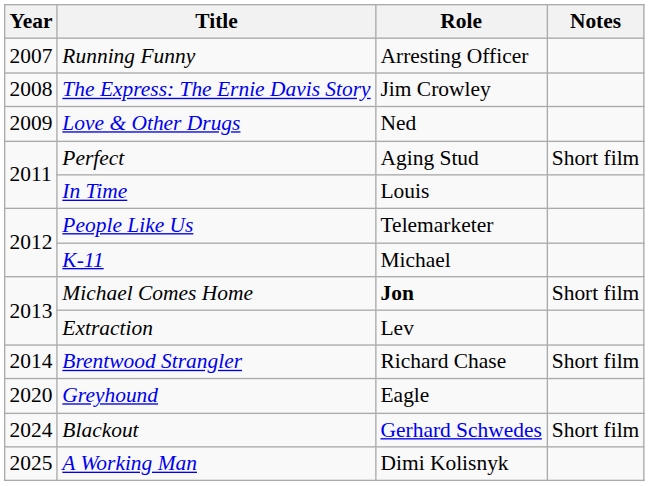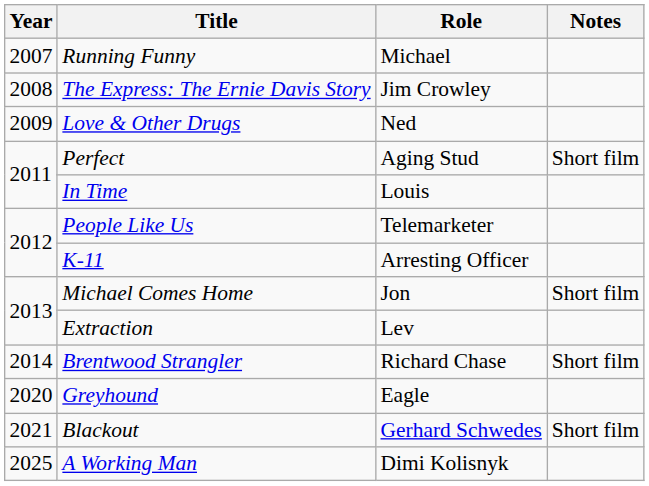(454, 55) Arresting Officer -> (416, 55) Michael
(416, 259) Michael -> (454, 259) Arresting Officer
(397, 293) bold -> (395, 293) normal
(31, 429) 2024 -> (31, 429) 2021
